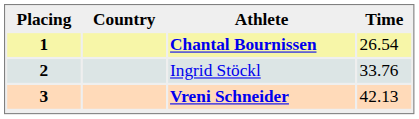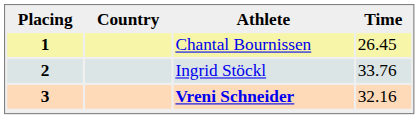(243, 45) bold -> (243, 45) normal
(379, 44) 26.54 -> (377, 44) 26.45
(379, 96) 42.13 -> (377, 96) 32.16
